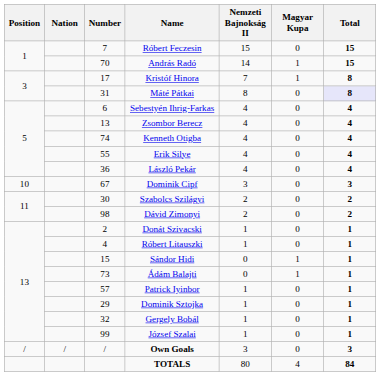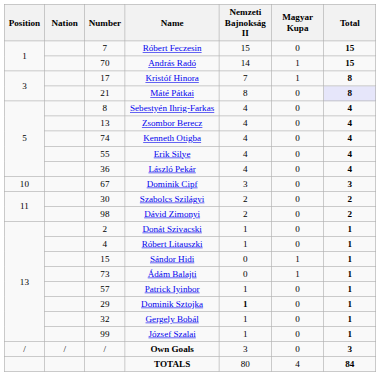(105, 93) 31 -> (105, 93) 21
(105, 108) 6 -> (105, 108) 8
(245, 304) normal -> (245, 304) bold
